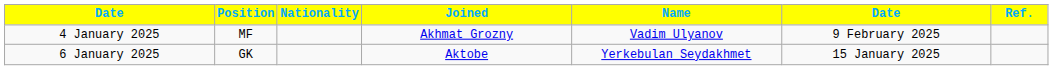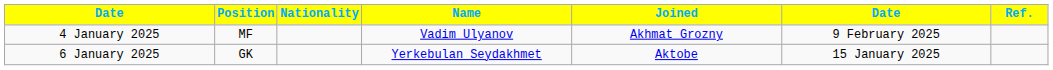columns swapped: (676, 14) <-> (467, 14)
